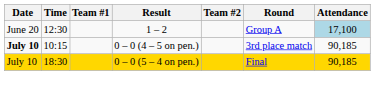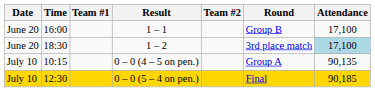+ row: (156, 29)
(55, 29) 12:30 -> (55, 45) 18:30
(264, 29) Group A -> (279, 45) 3rd place match
(23, 45) bold -> (22, 62) normal
(279, 45) 3rd place match -> (264, 62) Group A
(342, 45) 90,185 -> (342, 62) 90,135
(55, 62) 18:30 -> (55, 78) 12:30
